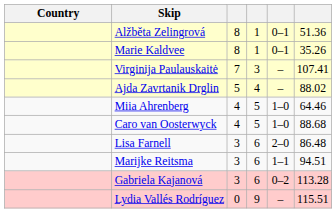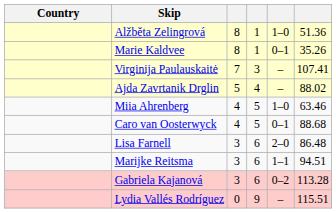(280, 32) 0–1 -> (280, 32) 1–0
(313, 106) 64.46 -> (313, 106) 63.46
(280, 124) 1–0 -> (280, 124) 0–1
